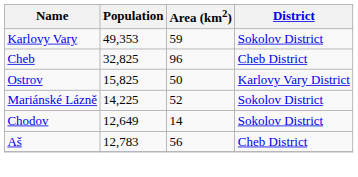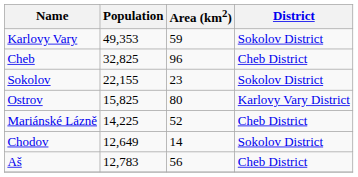+ row: (29, 79)
(176, 79) 50 -> (176, 100) 80
(280, 100) Sokolov District -> (273, 121) Cheb District
